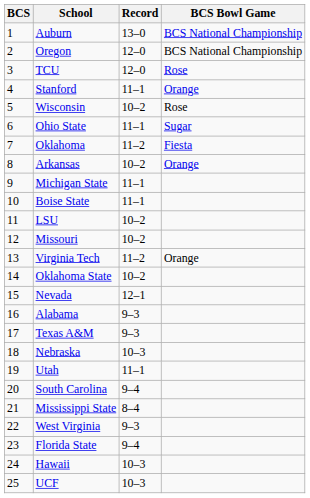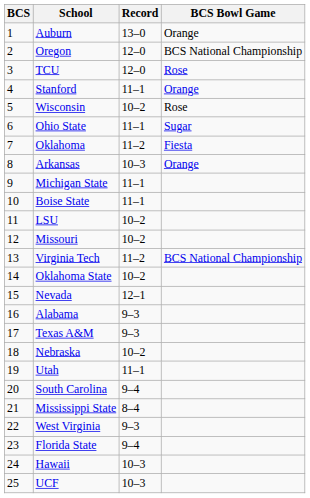(233, 32) BCS National Championship -> (181, 32) Orange
(133, 164) 10–2 -> (133, 164) 10–3
(181, 257) Orange -> (233, 257) BCS National Championship
(133, 351) 10–3 -> (133, 351) 10–2
